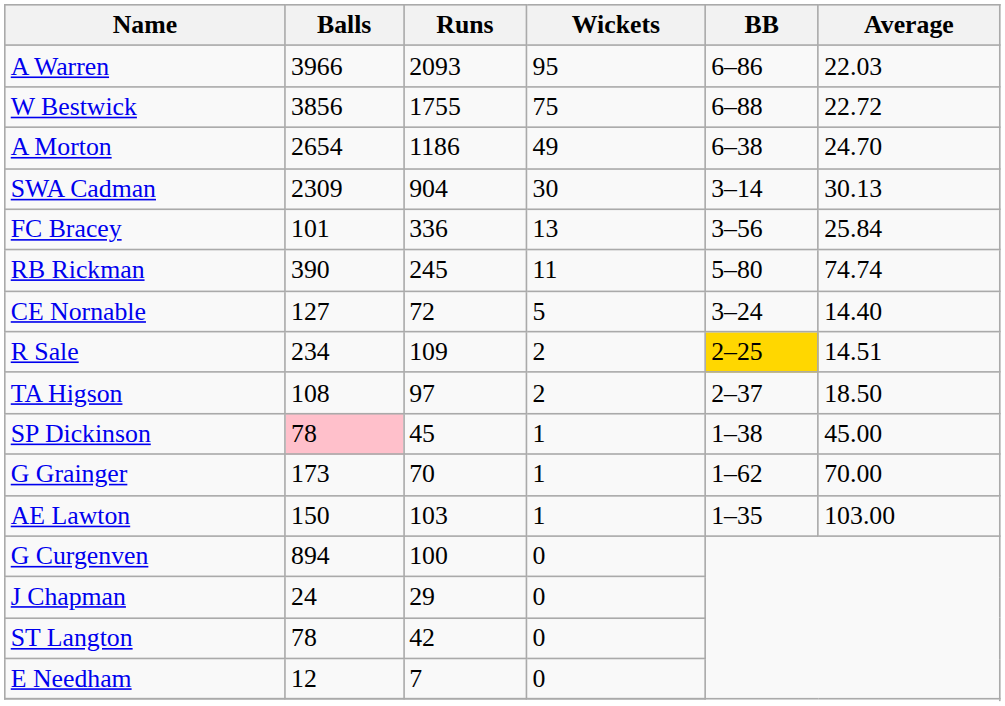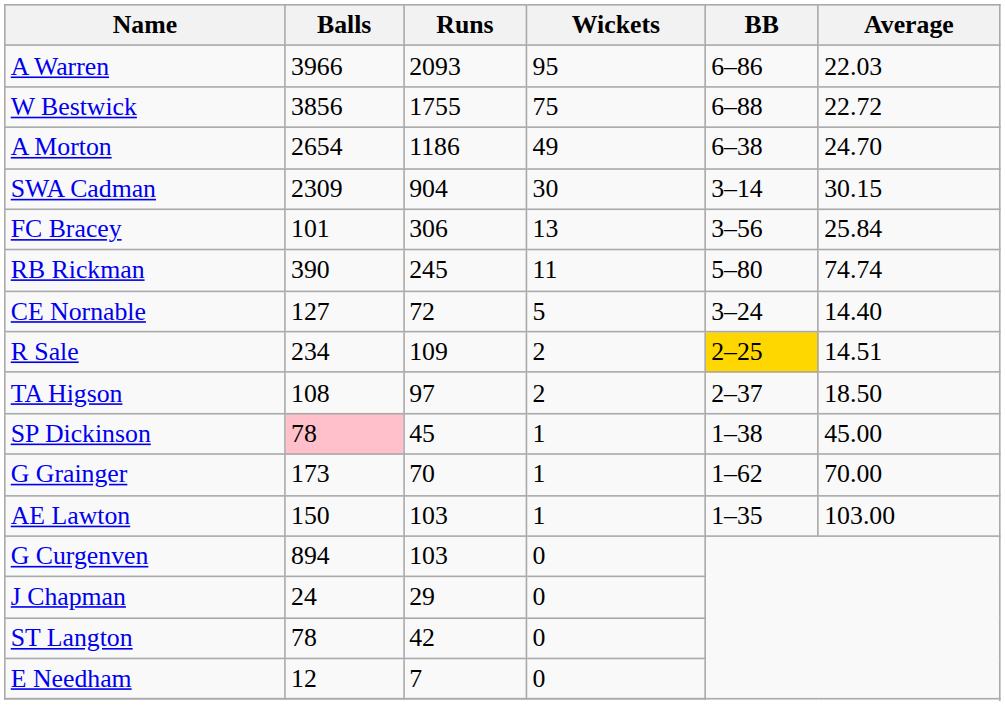(853, 188) 30.13 -> (853, 188) 30.15
(429, 229) 336 -> (429, 229) 306
(429, 556) 100 -> (429, 556) 103
